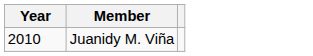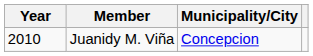+ column: (240, 16)
